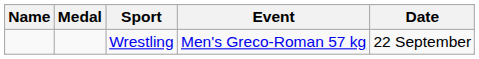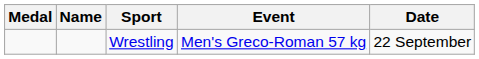columns swapped: (80, 17) <-> (29, 17)
